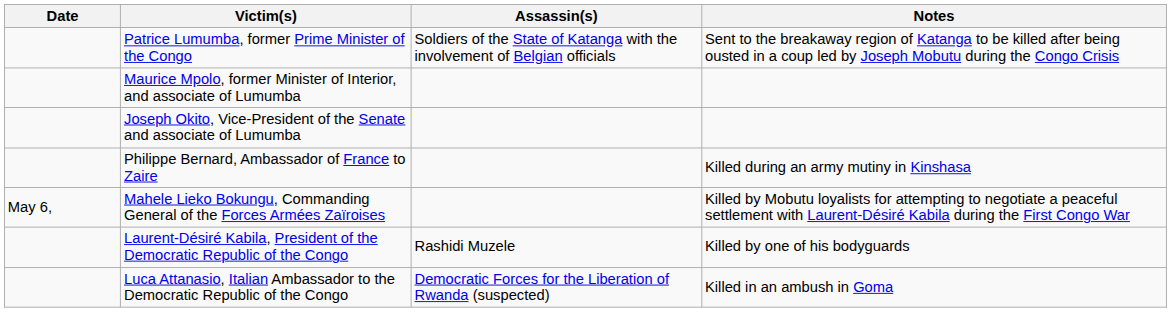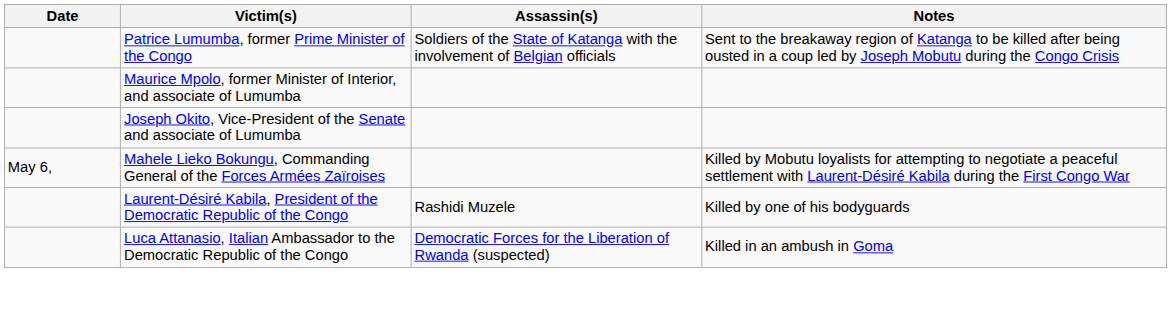- row: (265, 167)
